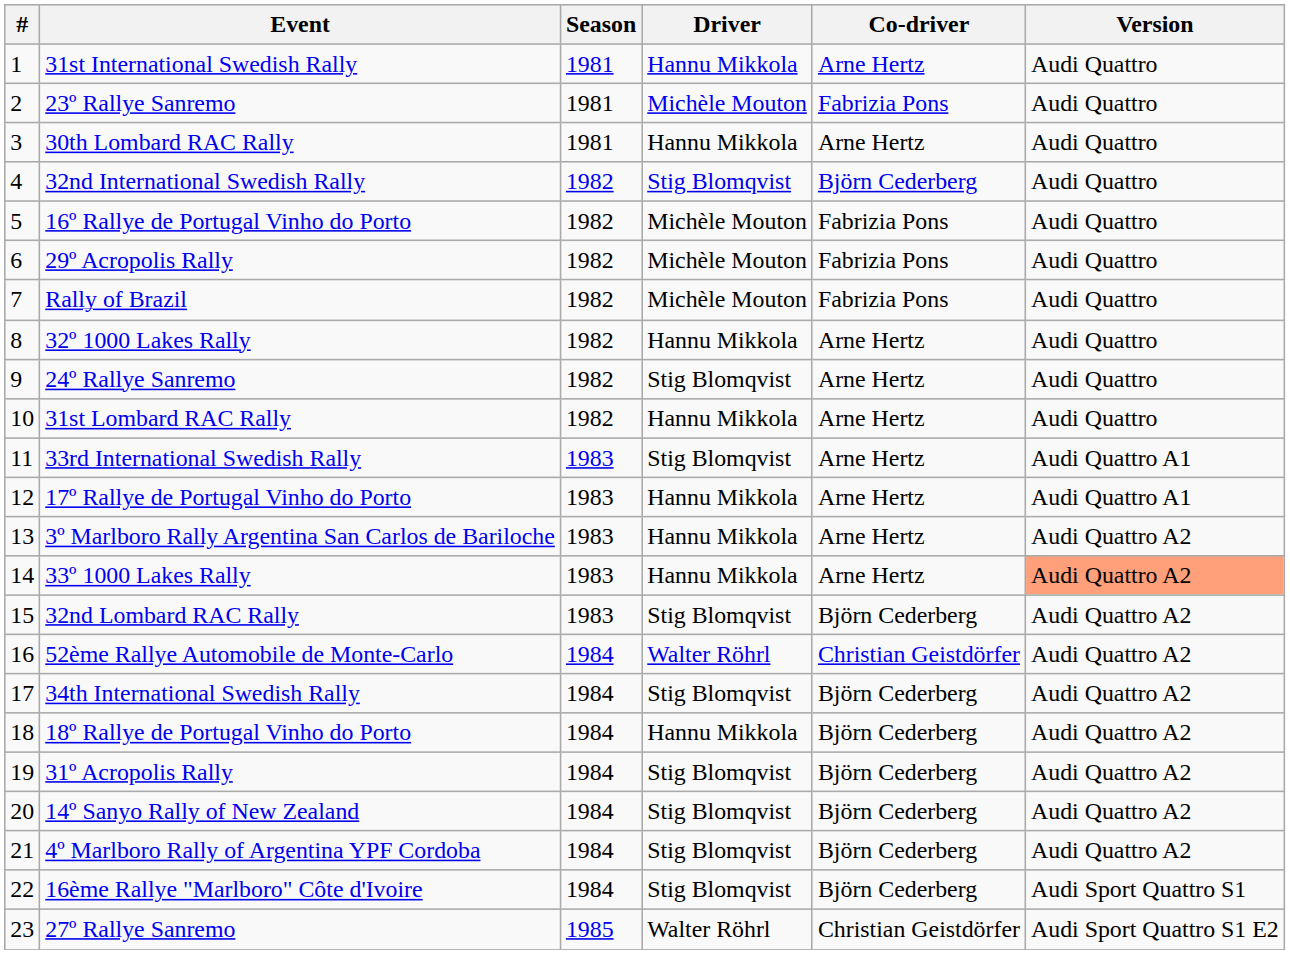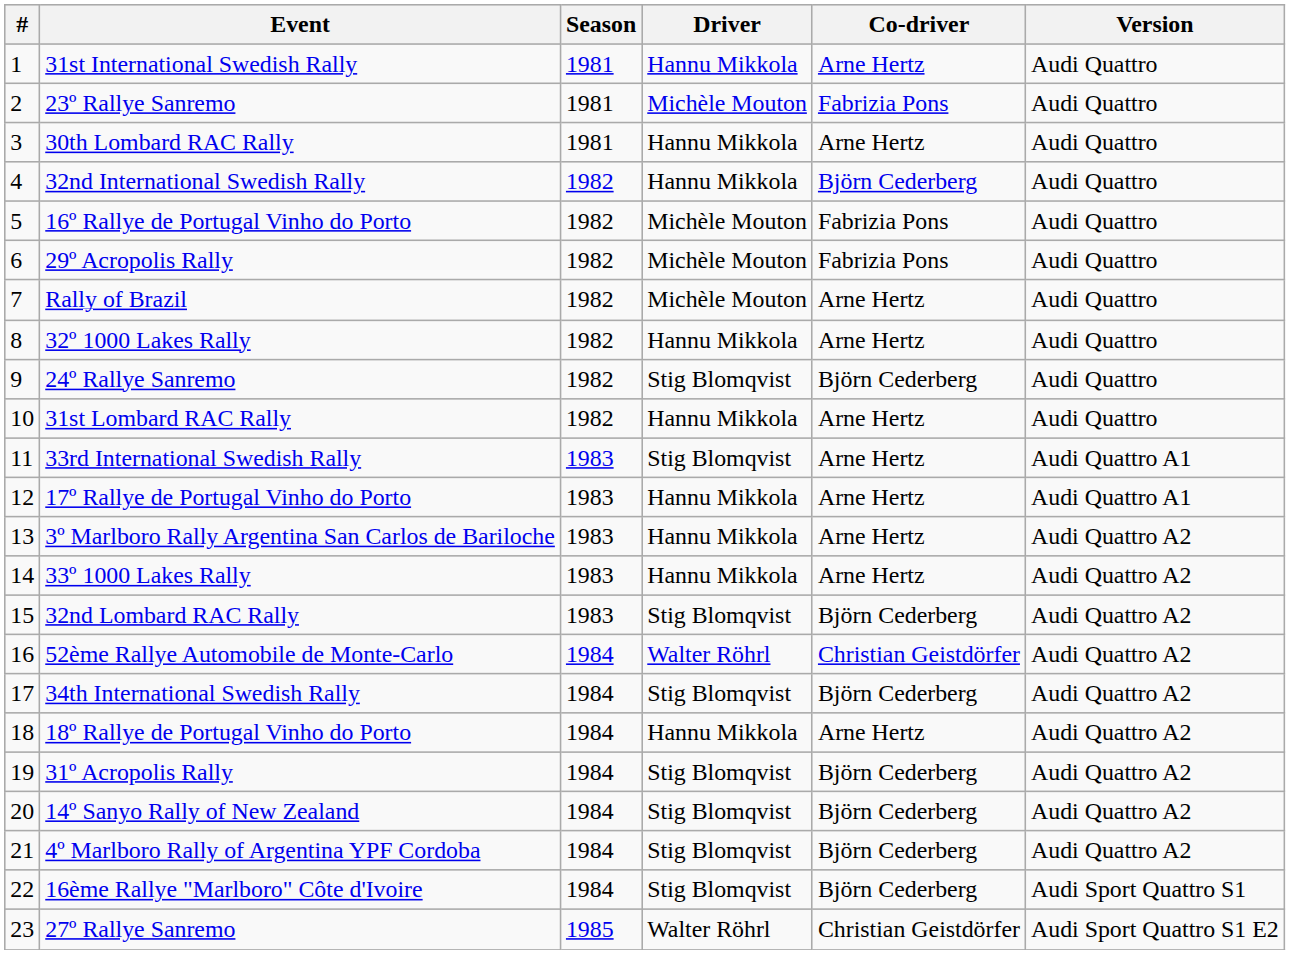(719, 181) Stig Blomqvist -> (722, 181) Hannu Mikkola
(883, 299) Fabrizia Pons -> (871, 299) Arne Hertz
(871, 378) Arne Hertz -> (898, 378) Björn Cederberg
(1111, 575) lightsalmon background -> (1111, 575) no background
(898, 732) Björn Cederberg -> (871, 732) Arne Hertz
